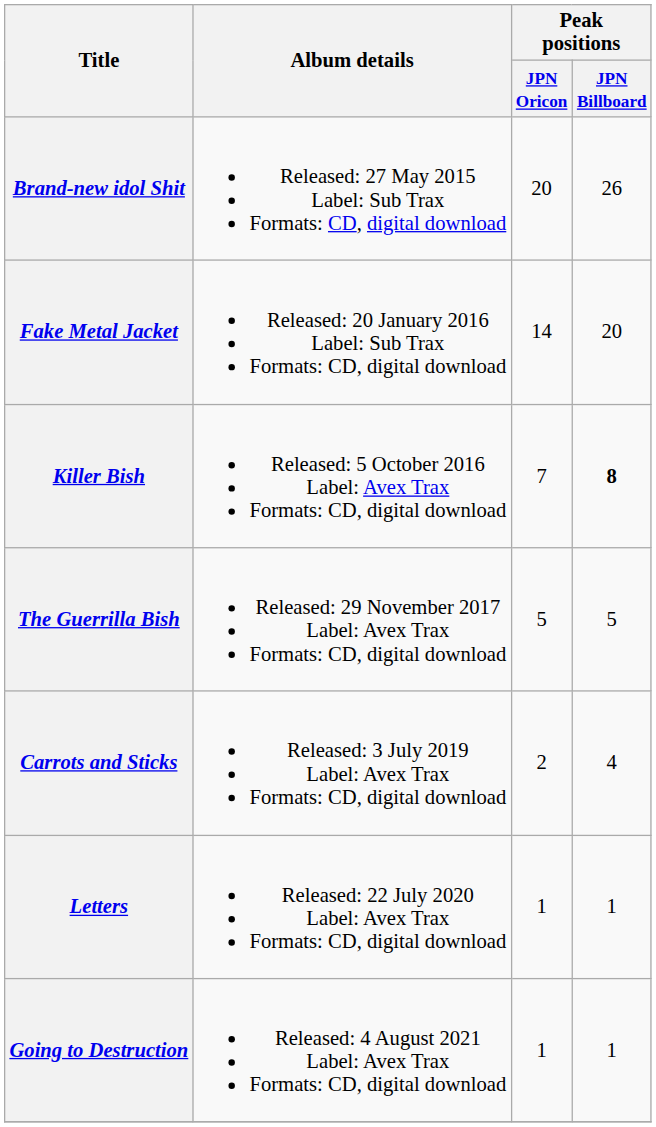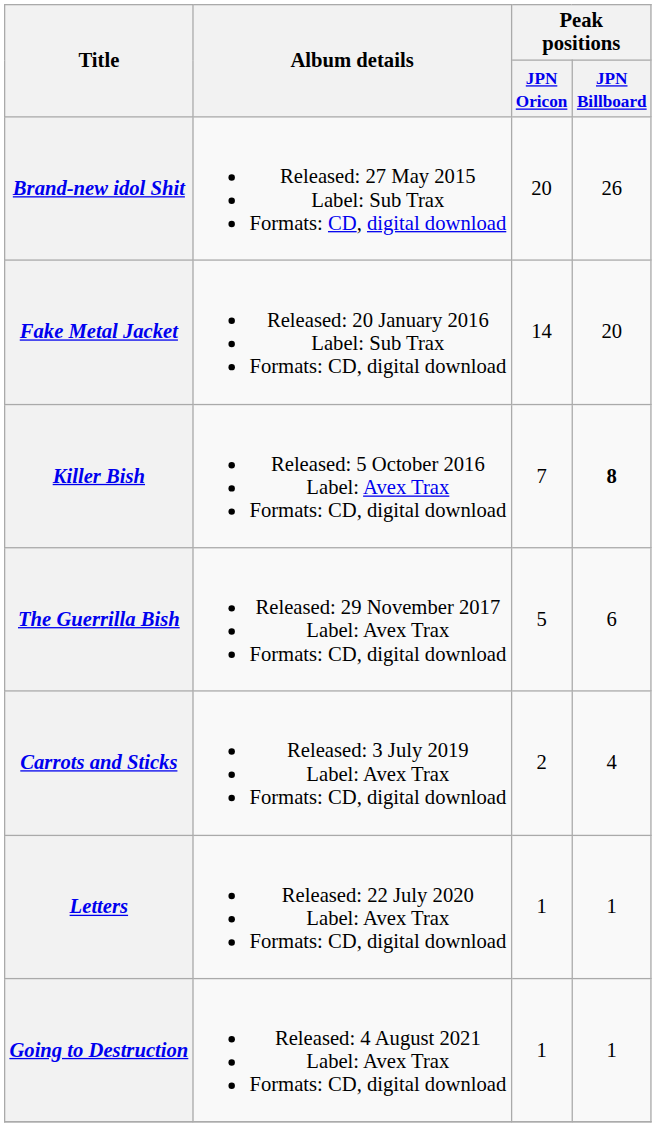(612, 619) 5 -> (612, 619) 6
